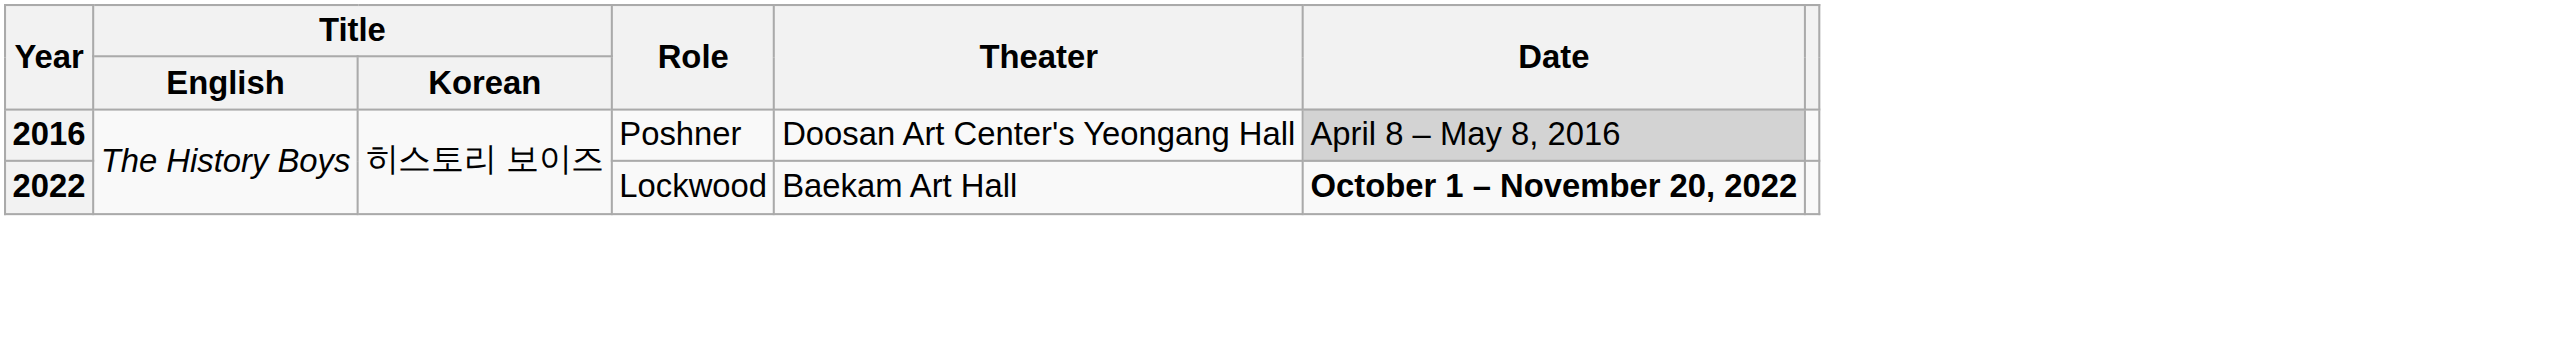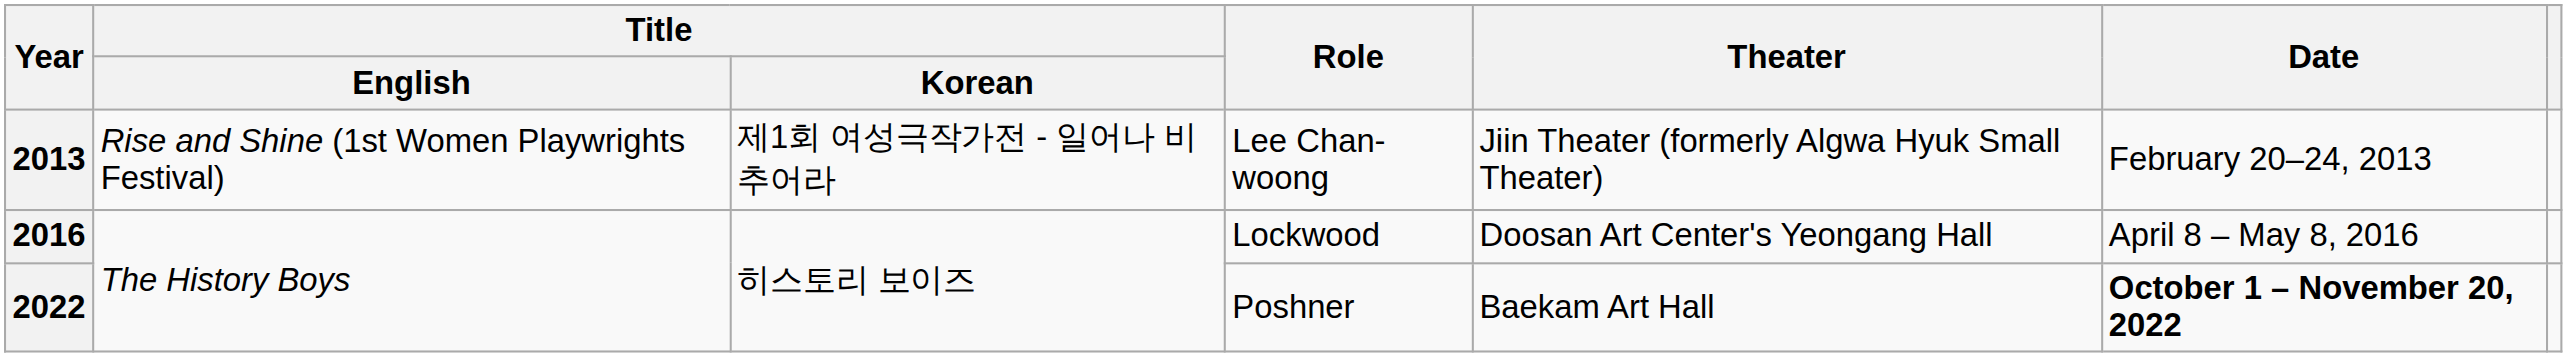+ row: (49, 159)
(680, 134) Poshner -> (1306, 235) Lockwood
(1465, 134) lightgrey background -> (2264, 235) no background
(693, 186) Lockwood -> (1293, 306) Poshner
